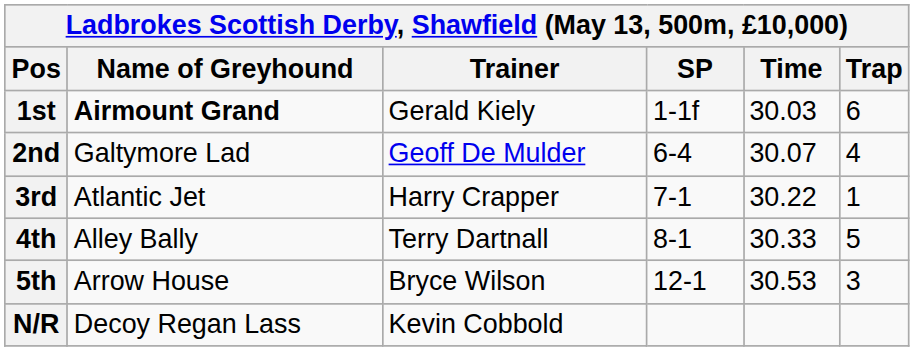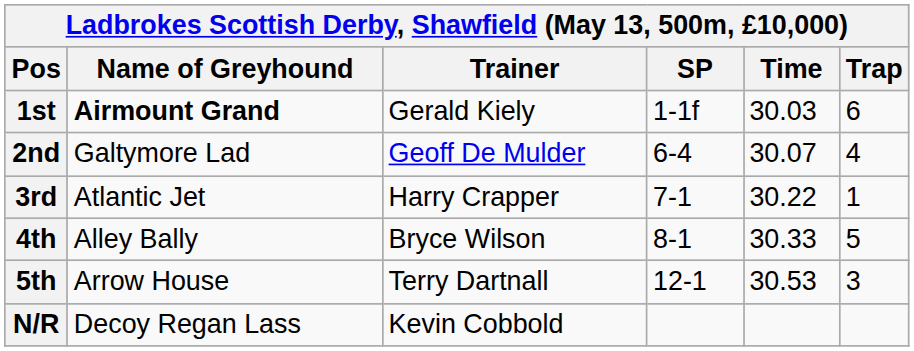(469, 238) Terry Dartnall -> (467, 238) Bryce Wilson
(467, 281) Bryce Wilson -> (469, 281) Terry Dartnall
